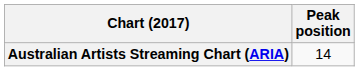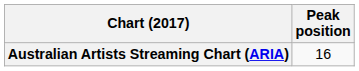(323, 54) 14 -> (323, 54) 16
